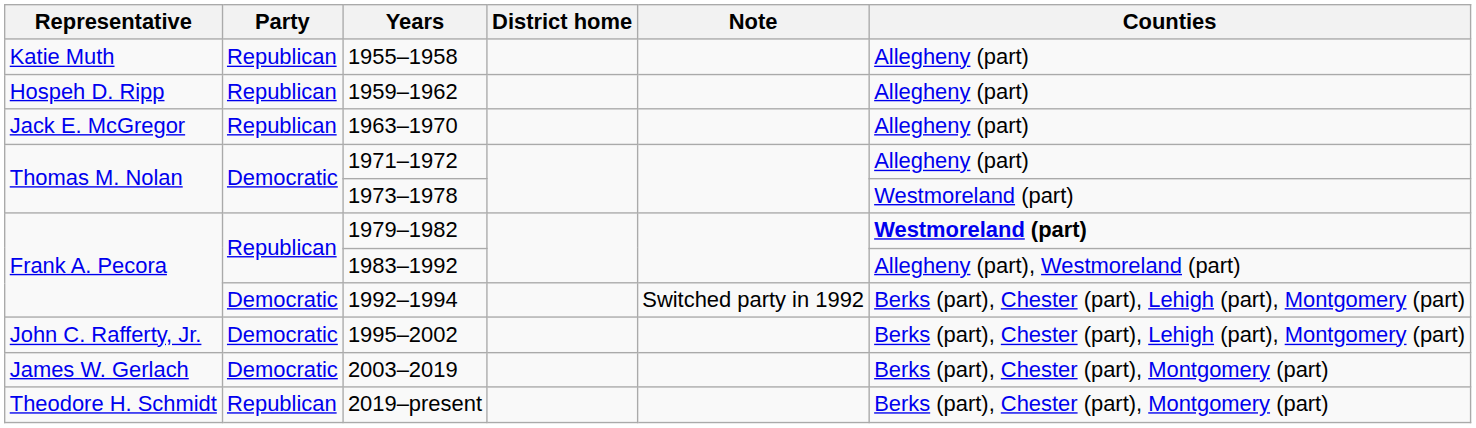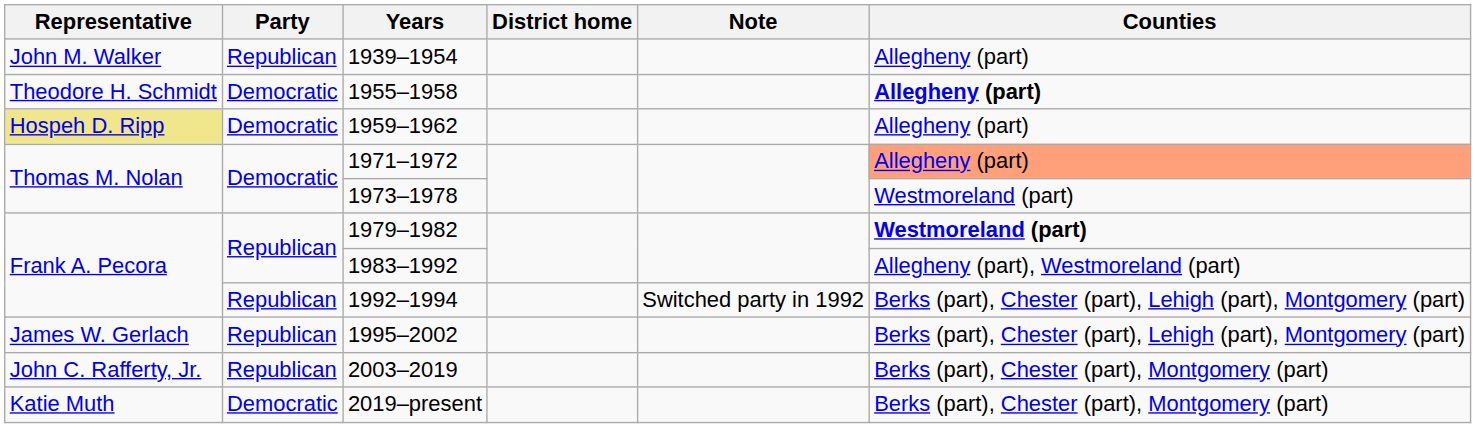+ row: (403, 56)
(62, 56) Katie Muth -> (113, 91) Theodore H. Schmidt
(282, 56) Republican -> (282, 91) Democratic
(952, 56) normal -> (958, 91) bold
(87, 91) no background -> (87, 126) khaki background
(282, 91) Republican -> (282, 126) Democratic
- row: (403, 126)
(952, 160) no background -> (952, 160) lightsalmon background
(282, 299) Democratic -> (282, 299) Republican
(106, 334) John C. Rafferty, Jr. -> (99, 334) James W. Gerlach
(282, 334) Democratic -> (282, 334) Republican
(99, 369) James W. Gerlach -> (106, 369) John C. Rafferty, Jr.
(282, 369) Democratic -> (282, 369) Republican
(113, 404) Theodore H. Schmidt -> (62, 404) Katie Muth
(282, 404) Republican -> (282, 404) Democratic
